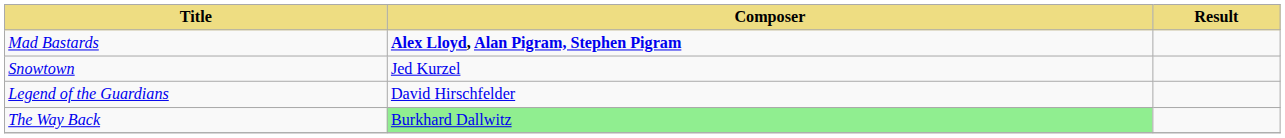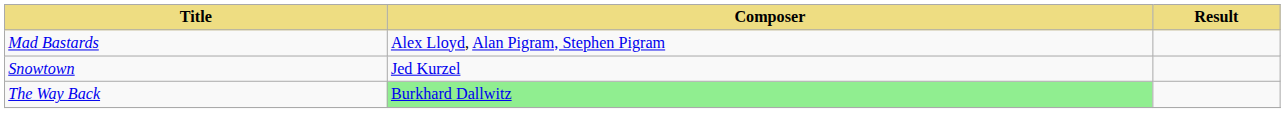(536, 42) bold -> (528, 42) normal
- row: (89, 94)
